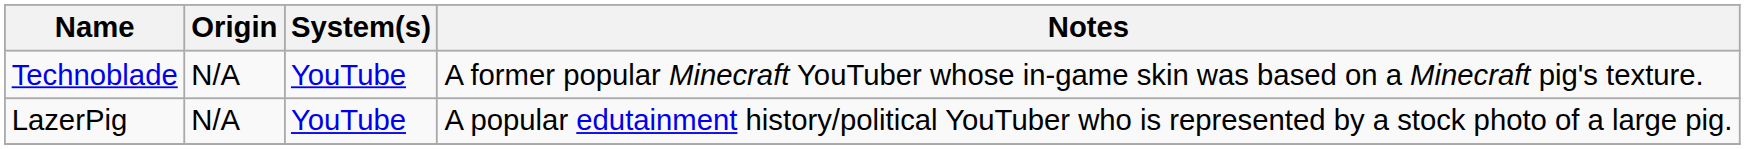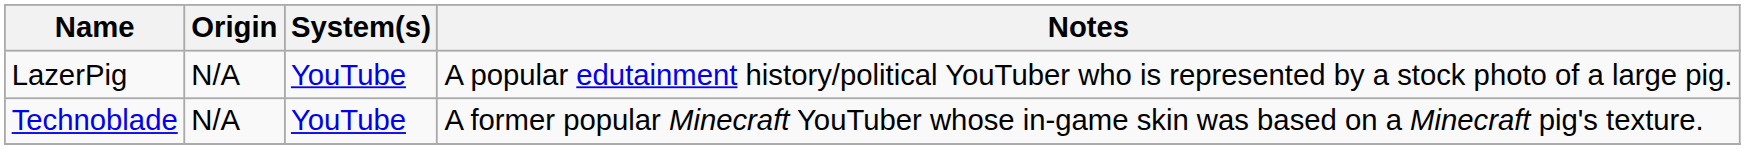rows swapped: (69, 120) <-> (95, 74)
